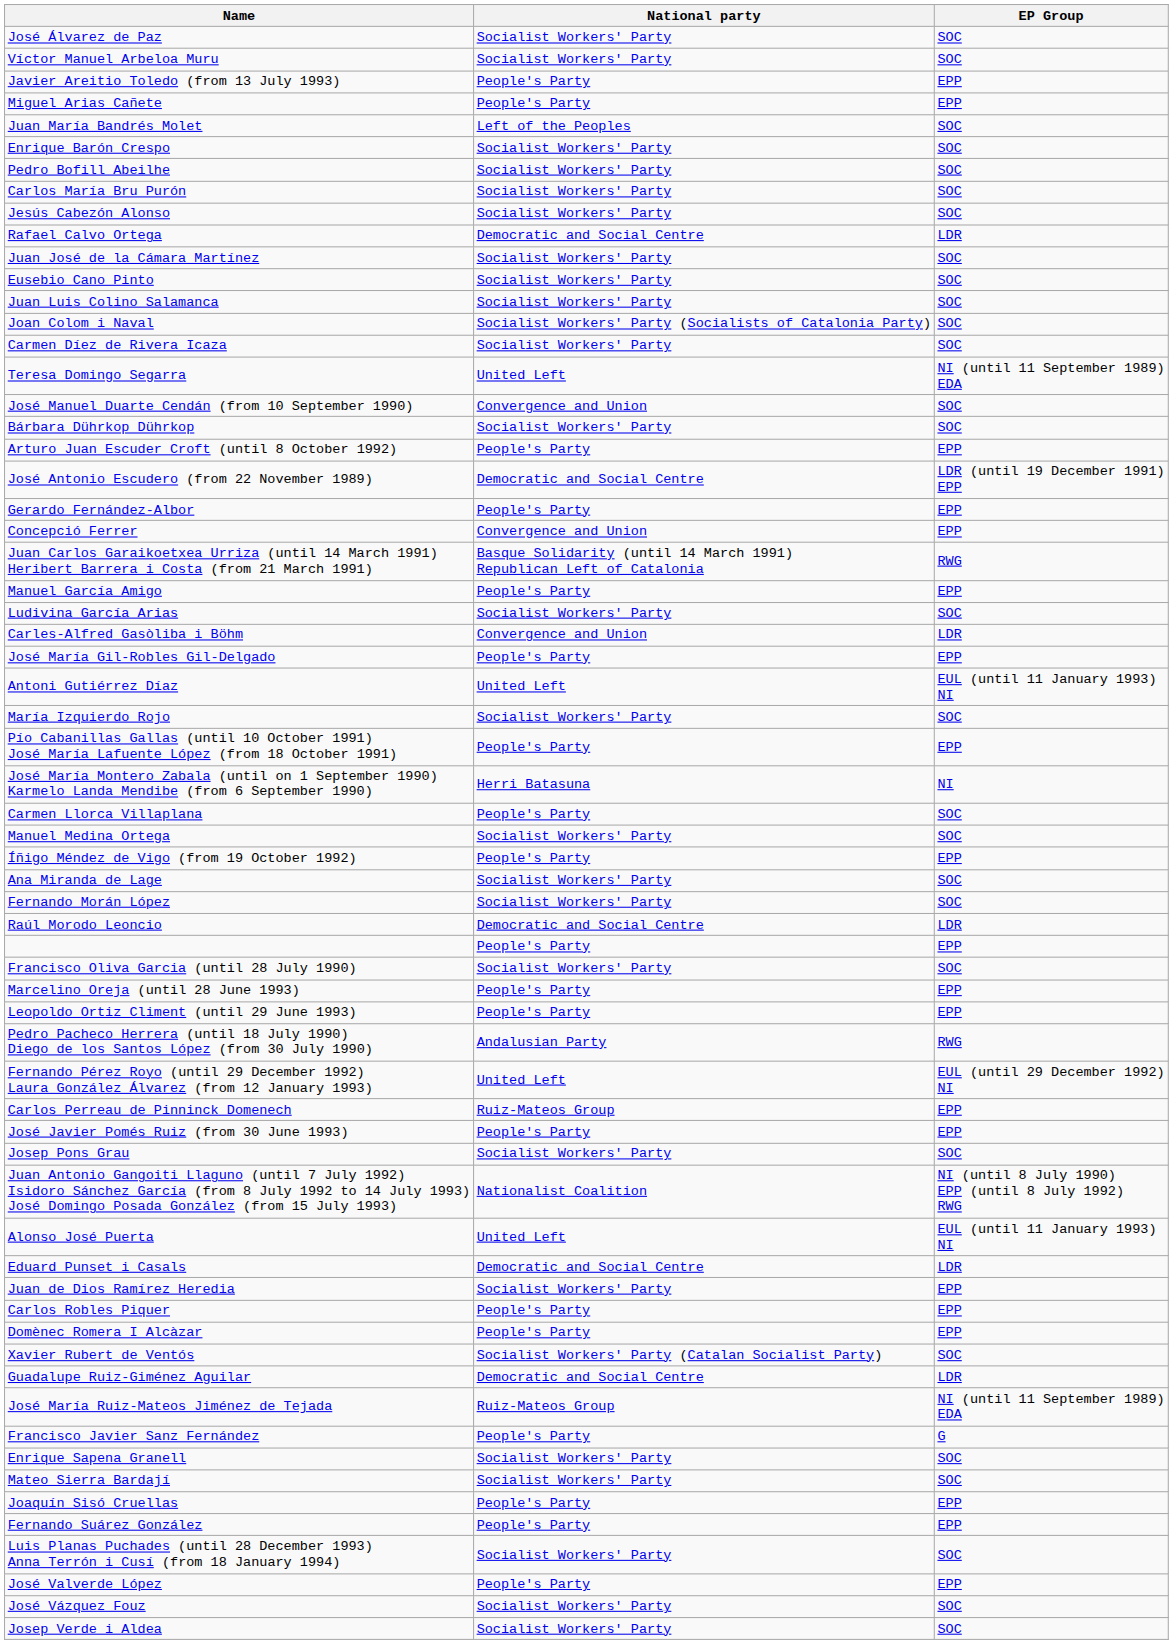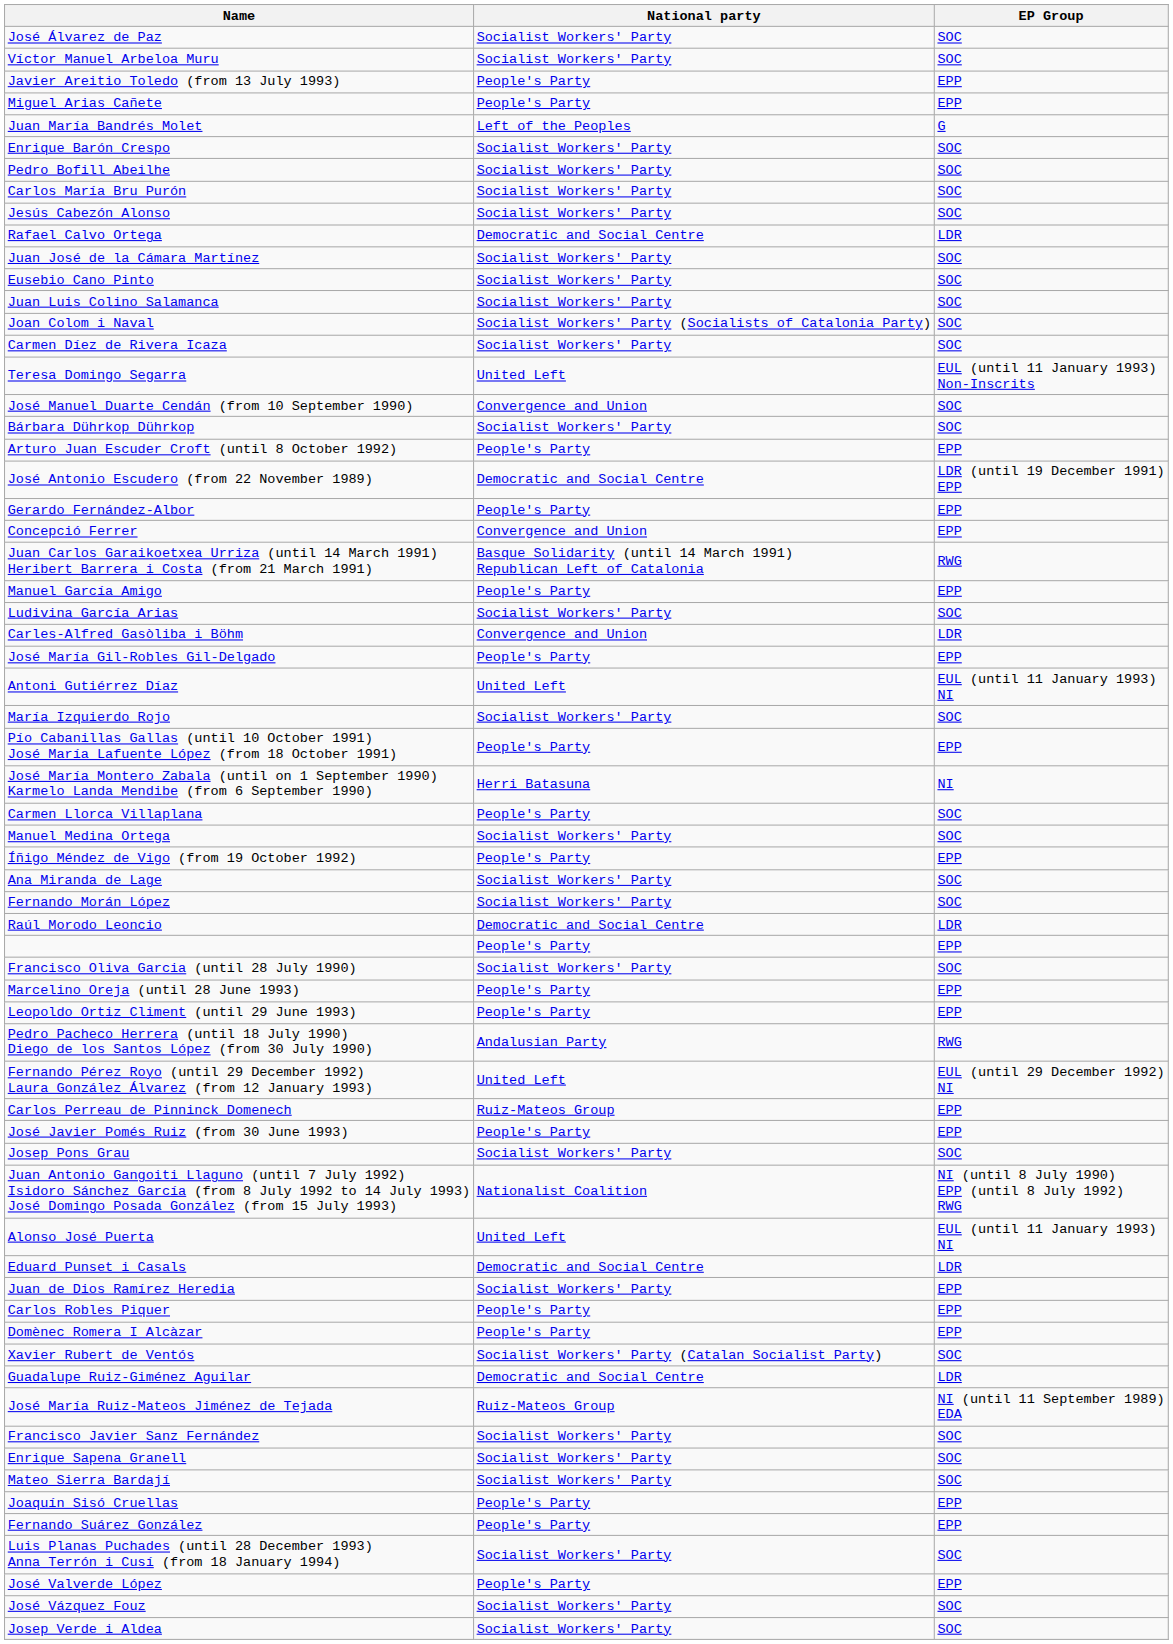(950, 126) SOC -> (942, 126) G
(1051, 376) NI (until 11 September 1989) EDA -> (1047, 376) EUL (until 11 January 1993) Non-Inscrits
(533, 1437) People's Party -> (574, 1437) Socialist Workers' Party
(942, 1437) G -> (950, 1437) SOC
